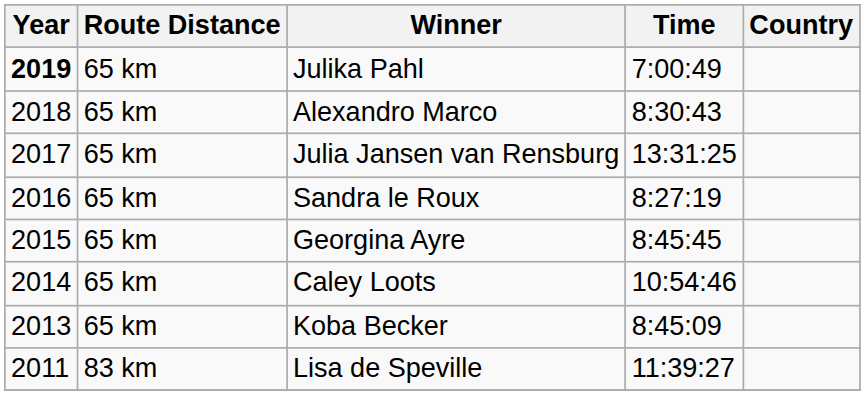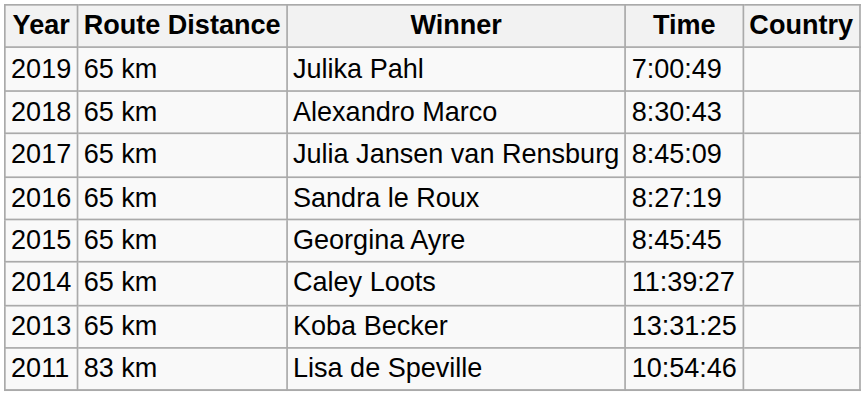(41, 68) bold -> (41, 68) normal
(684, 154) 13:31:25 -> (677, 154) 8:45:09
(684, 283) 10:54:46 -> (683, 283) 11:39:27
(677, 326) 8:45:09 -> (684, 326) 13:31:25
(683, 369) 11:39:27 -> (684, 369) 10:54:46
